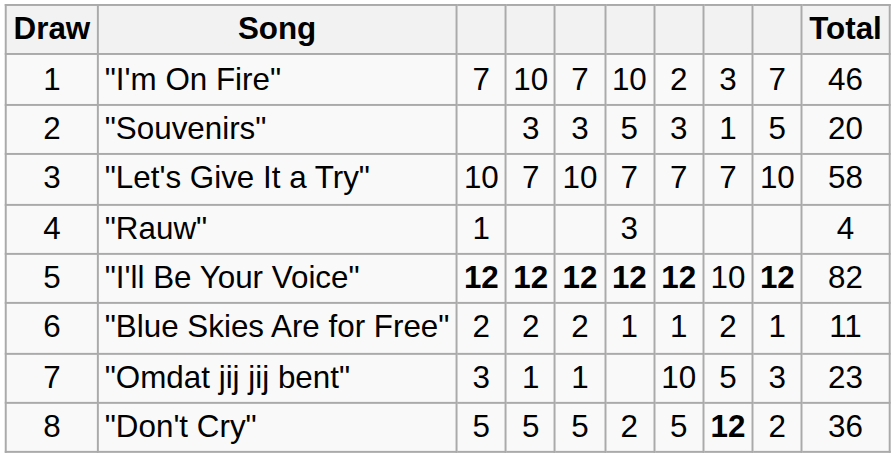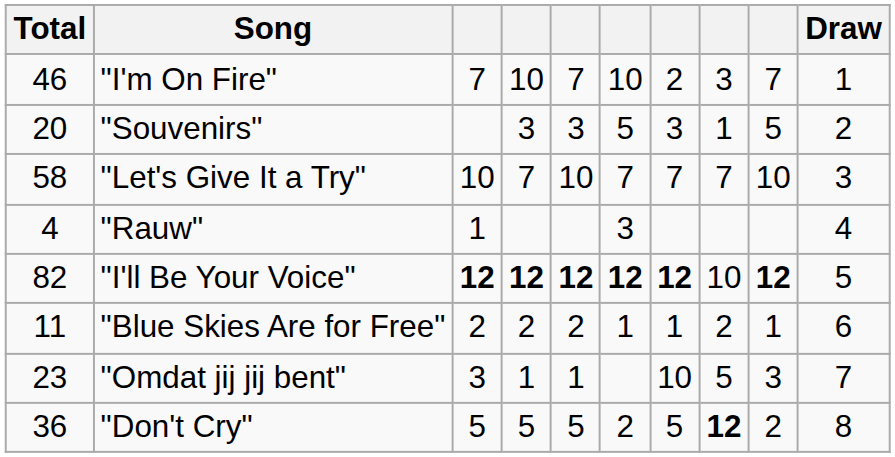columns swapped: (52, 29) <-> (846, 29)
